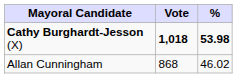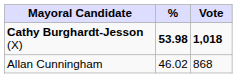columns swapped: (177, 13) <-> (215, 13)
